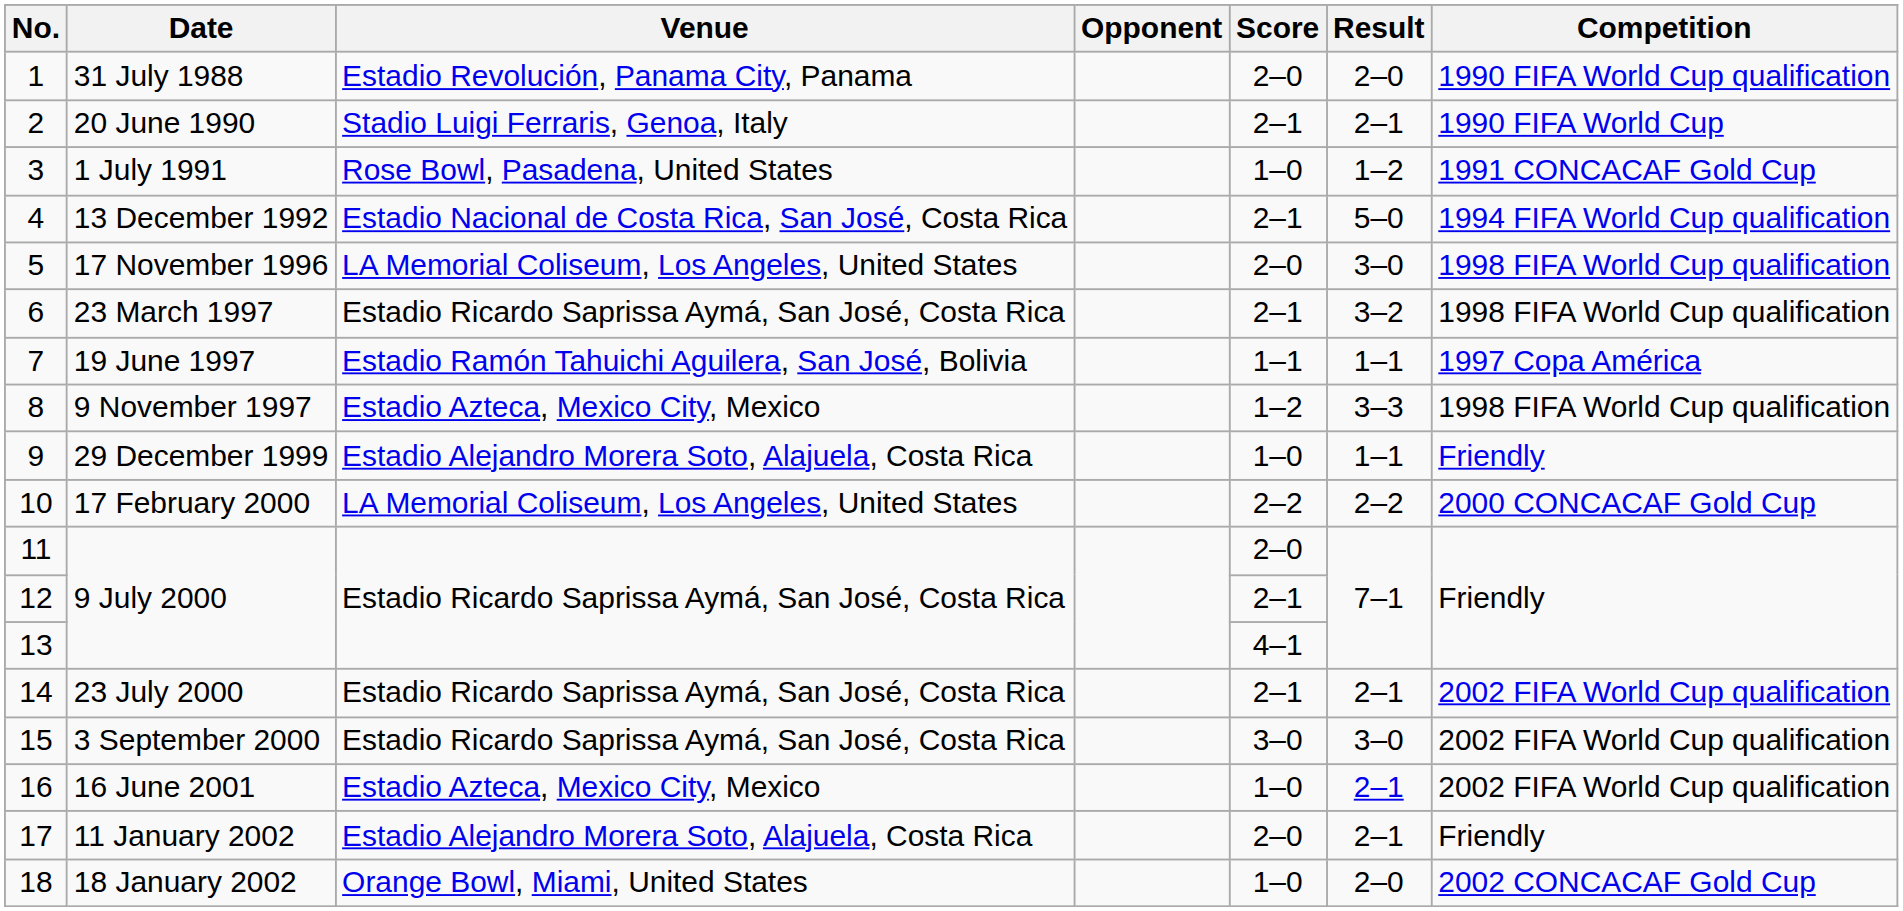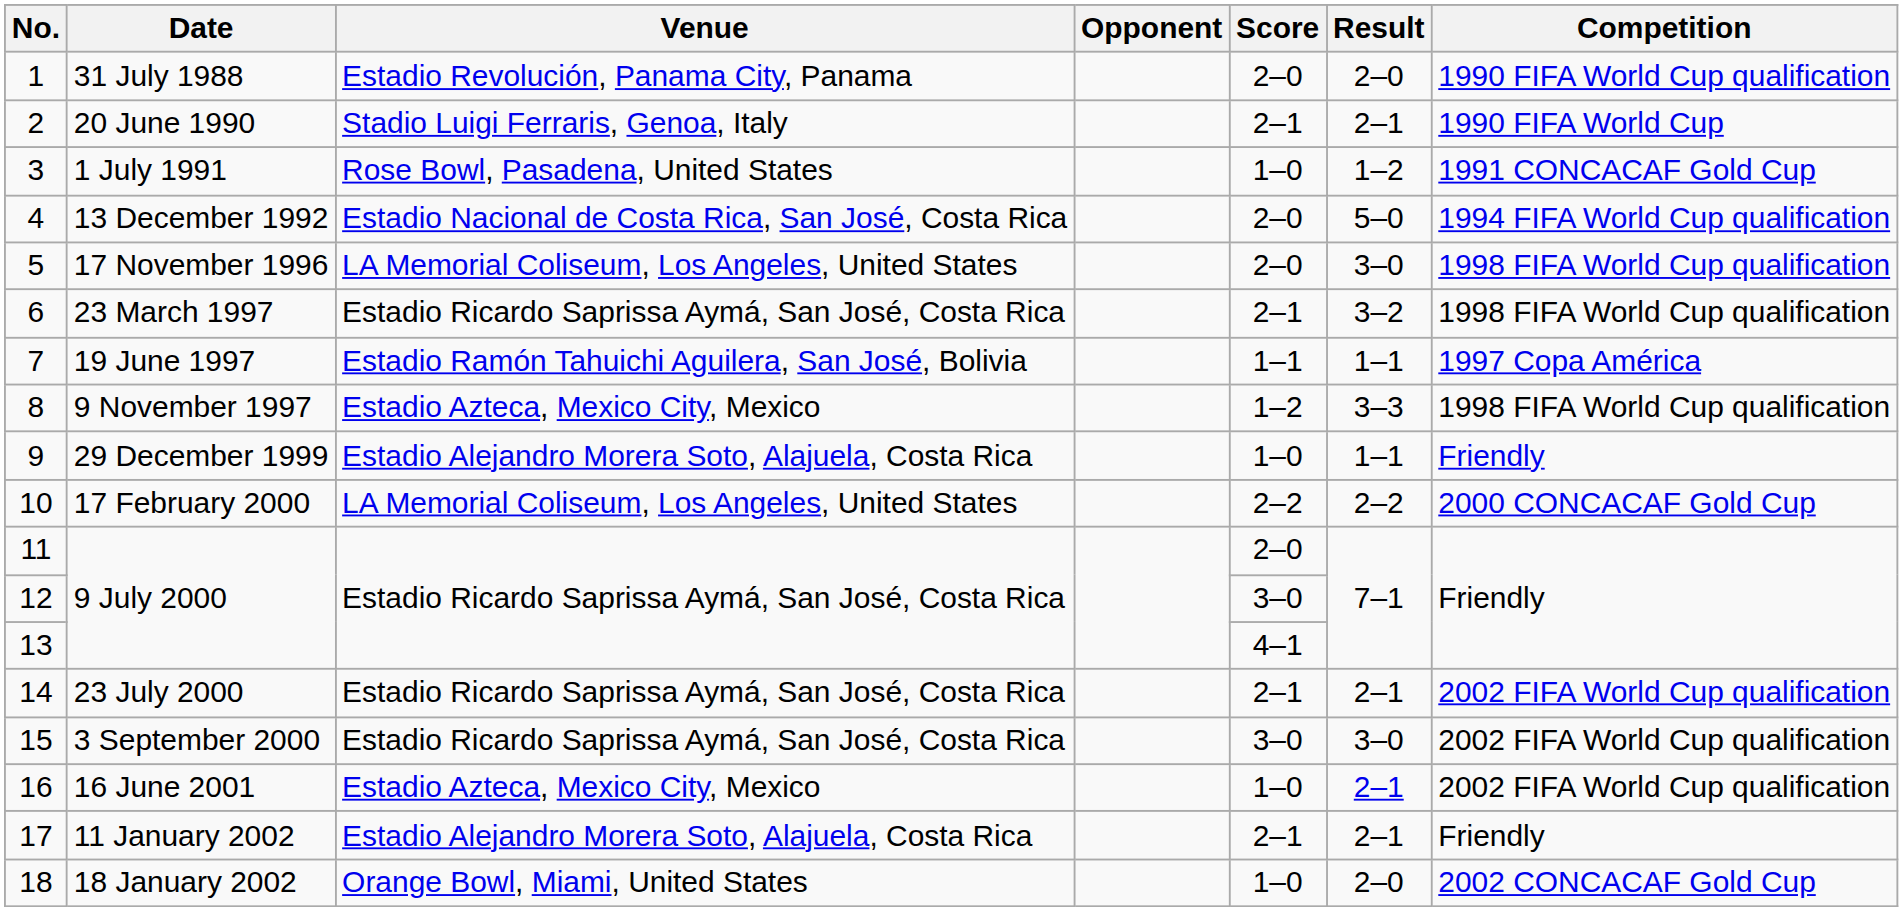(1278, 218) 2–1 -> (1278, 218) 2–0
(1278, 597) 2–1 -> (1278, 597) 3–0
(1278, 834) 2–0 -> (1278, 834) 2–1
